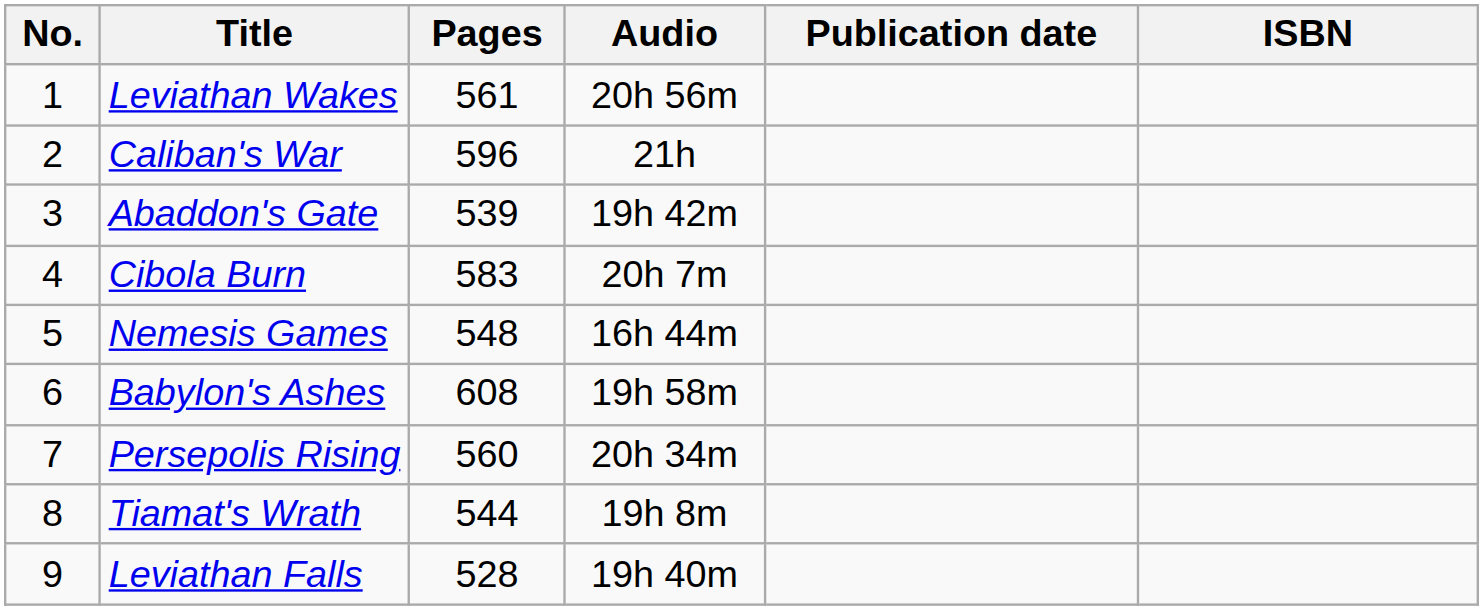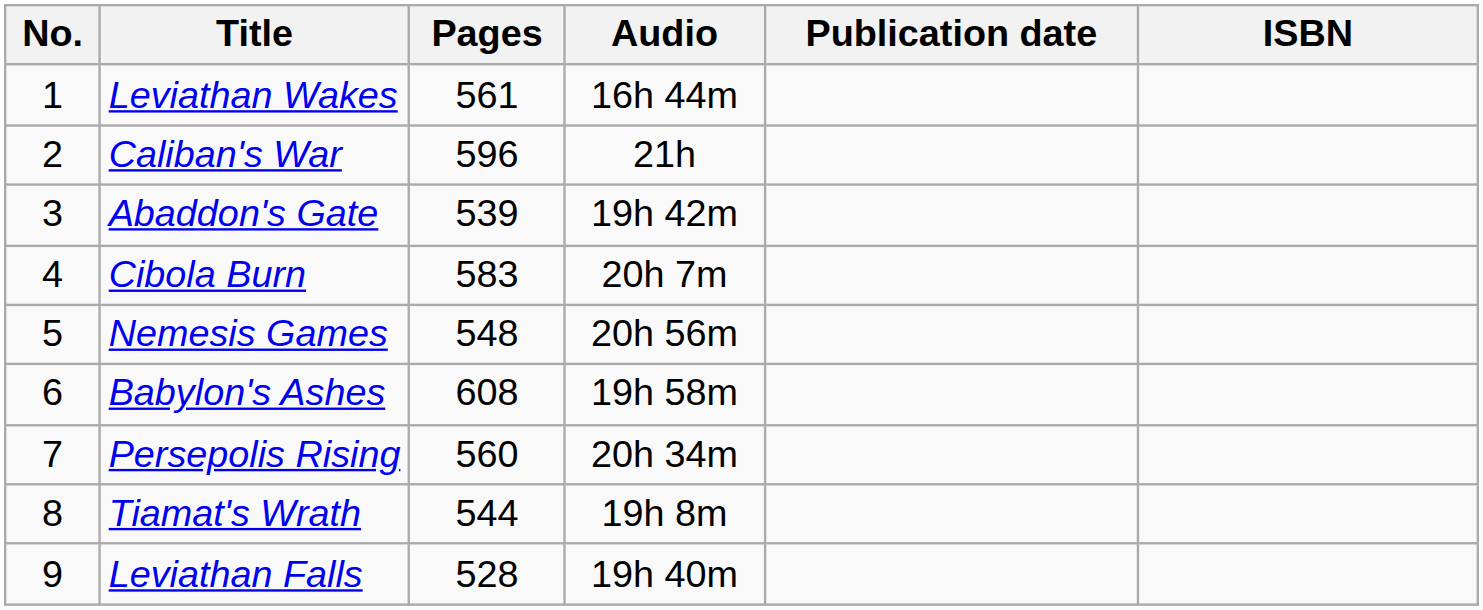(664, 94) 20h 56m -> (664, 94) 16h 44m
(664, 333) 16h 44m -> (664, 333) 20h 56m
